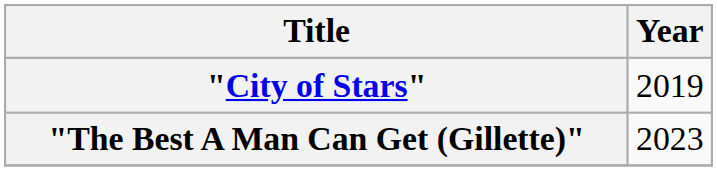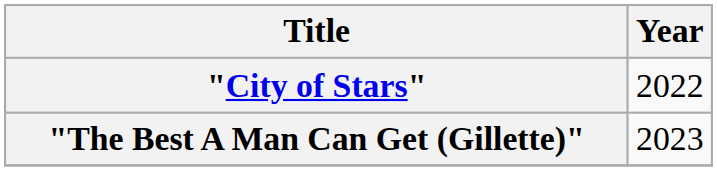(670, 84) 2019 -> (670, 84) 2022
